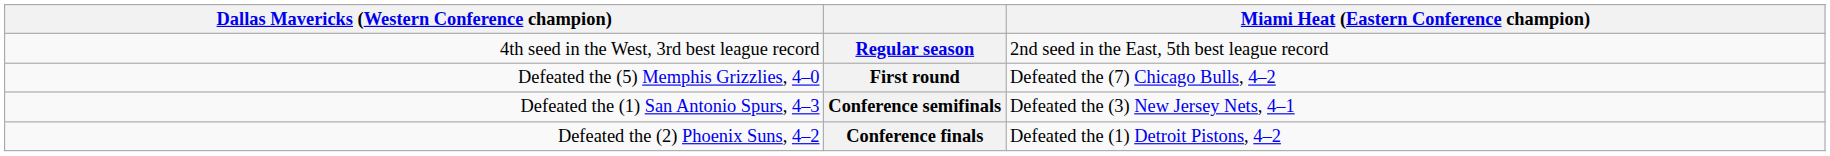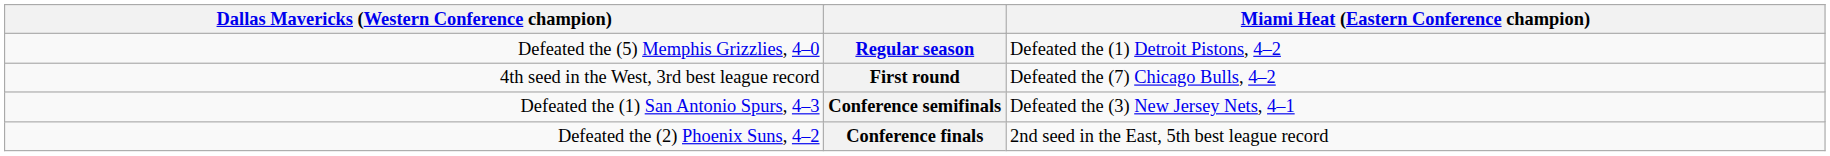(660, 48) 4th seed in the West, 3rd best league record -> (669, 48) Defeated the (5) Memphis Grizzlies, 4–0
(1169, 48) 2nd seed in the East, 5th best league record -> (1145, 48) Defeated the (1) Detroit Pistons, 4–2
(669, 77) Defeated the (5) Memphis Grizzlies, 4–0 -> (660, 77) 4th seed in the West, 3rd best league record
(1145, 135) Defeated the (1) Detroit Pistons, 4–2 -> (1169, 135) 2nd seed in the East, 5th best league record
